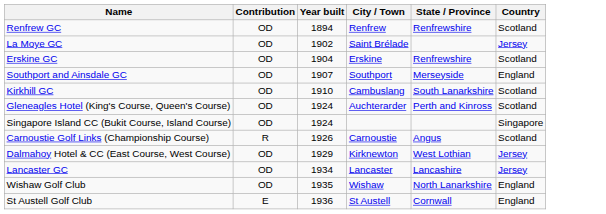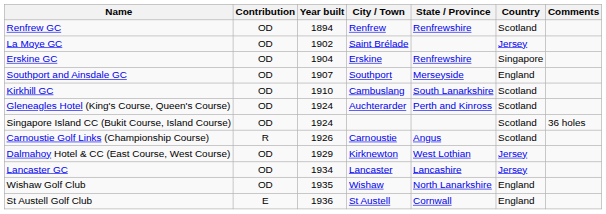+ column: (574, 12)
(517, 59) Scotland -> (521, 59) Singapore
(521, 122) Singapore -> (517, 122) Scotland
